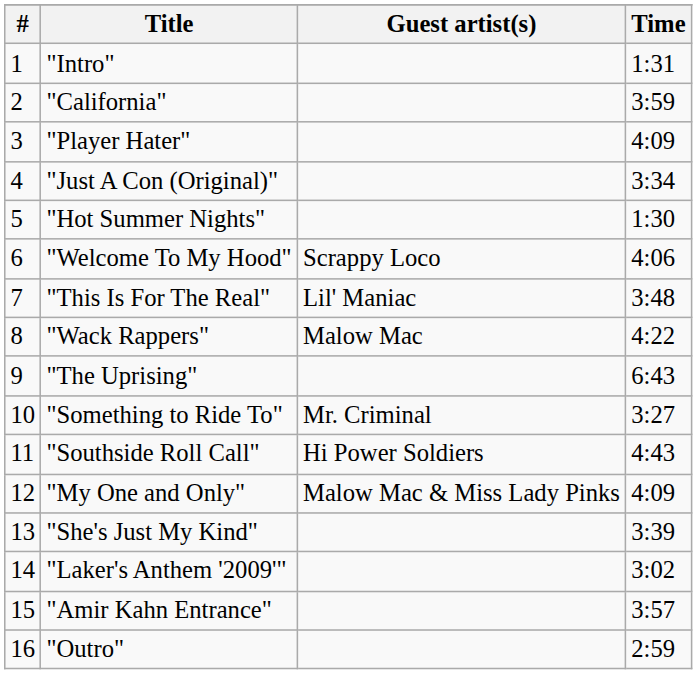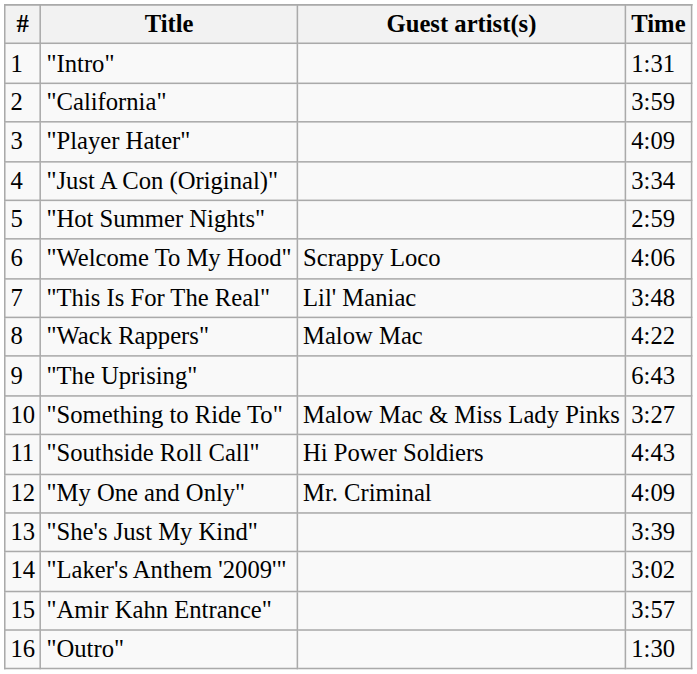(653, 219) 1:30 -> (653, 219) 2:59
(367, 414) Mr. Criminal -> (461, 414) Malow Mac & Miss Lady Pinks
(461, 492) Malow Mac & Miss Lady Pinks -> (367, 492) Mr. Criminal
(653, 649) 2:59 -> (653, 649) 1:30
